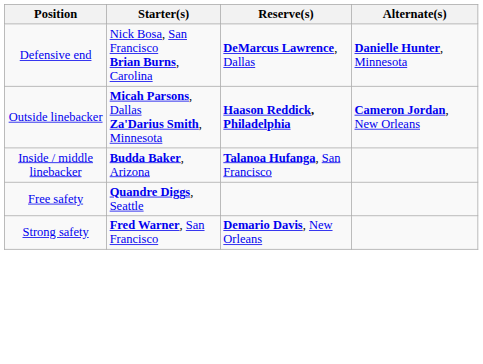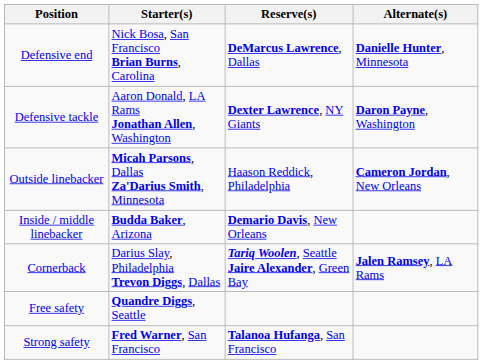+ row: (57, 117)
(269, 117) bold -> (270, 179) normal
(282, 165) Talanoa Hufanga, San Francisco -> (282, 226) Demario Davis, New Orleans
+ row: (57, 267)
(278, 232) Demario Davis, New Orleans -> (286, 342) Talanoa Hufanga, San Francisco
